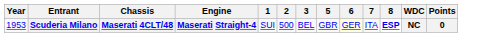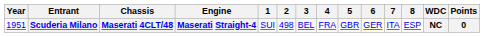+ column: (327, 12)
(16, 26) 1953 -> (16, 26) 1951
(286, 26) 500 -> (286, 26) 498
(391, 26) bold -> (412, 26) normal
